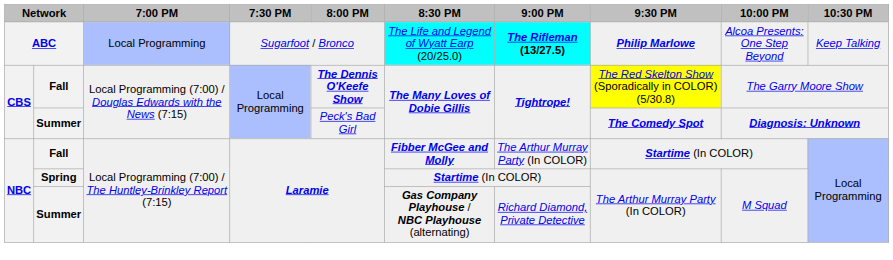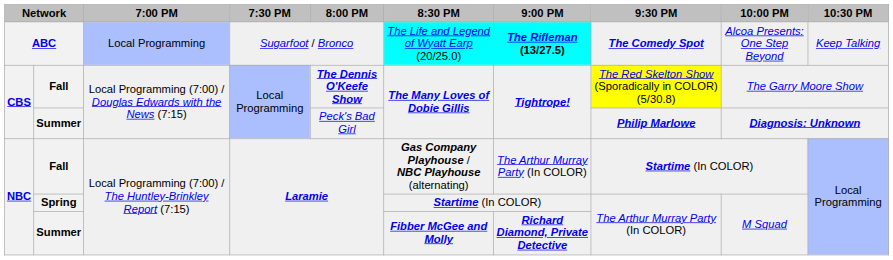(656, 43) Philip Marlowe -> (656, 43) The Comedy Spot
(656, 123) The Comedy Spot -> (656, 123) Philip Marlowe
(440, 153) Fibber McGee and Molly -> (439, 166) Gas Company Playhouse / NBC Playhouse (alternating)
(440, 214) Gas Company Playhouse / NBC Playhouse (alternating) -> (439, 233) Fibber McGee and Molly
(542, 214) normal -> (542, 233) bold
